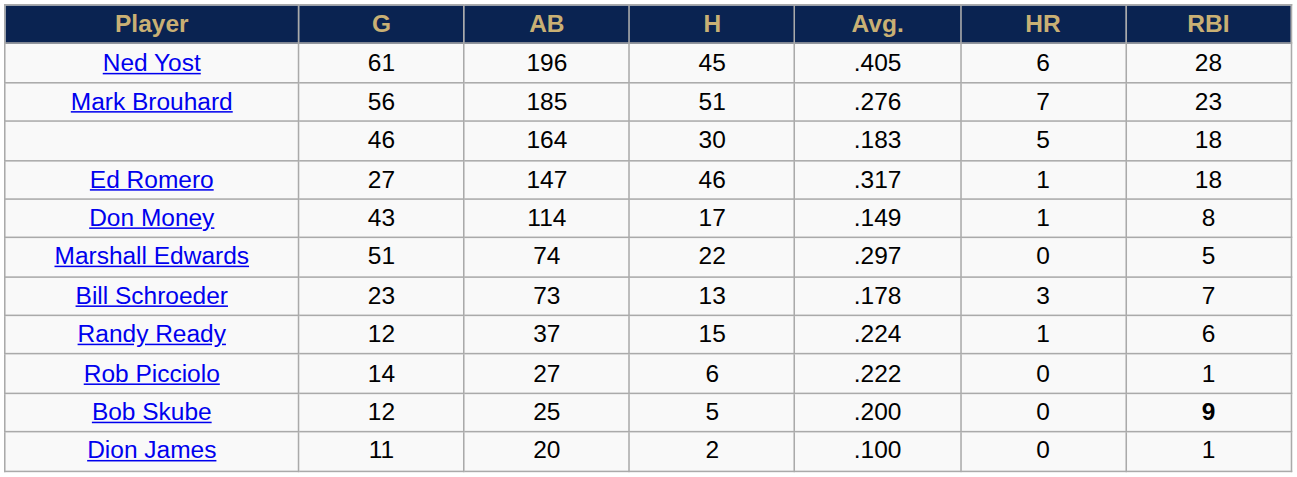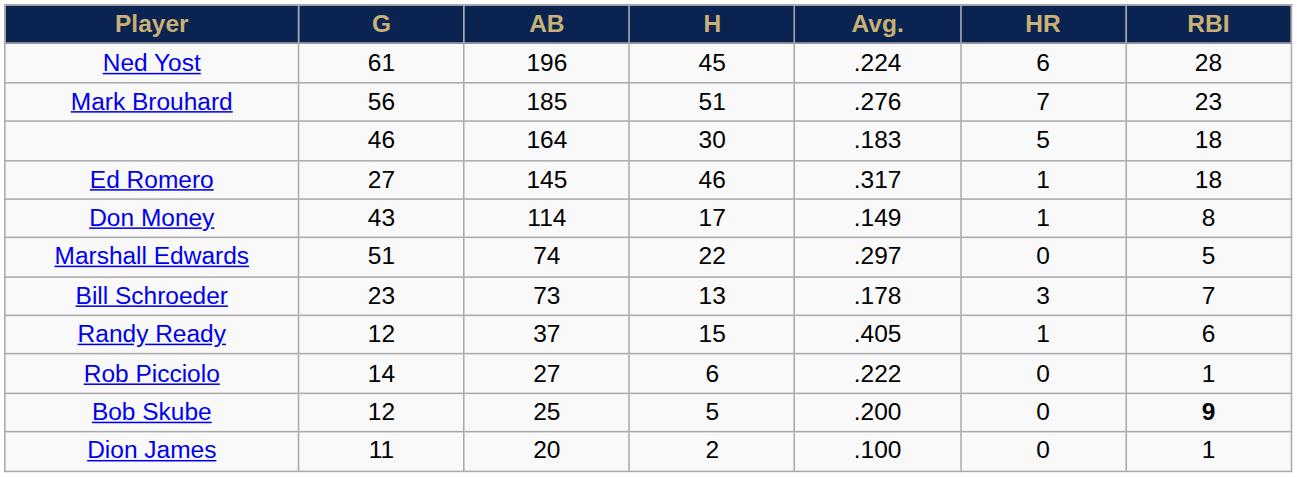(878, 62) .405 -> (878, 62) .224
(547, 179) 147 -> (547, 179) 145
(878, 334) .224 -> (878, 334) .405
